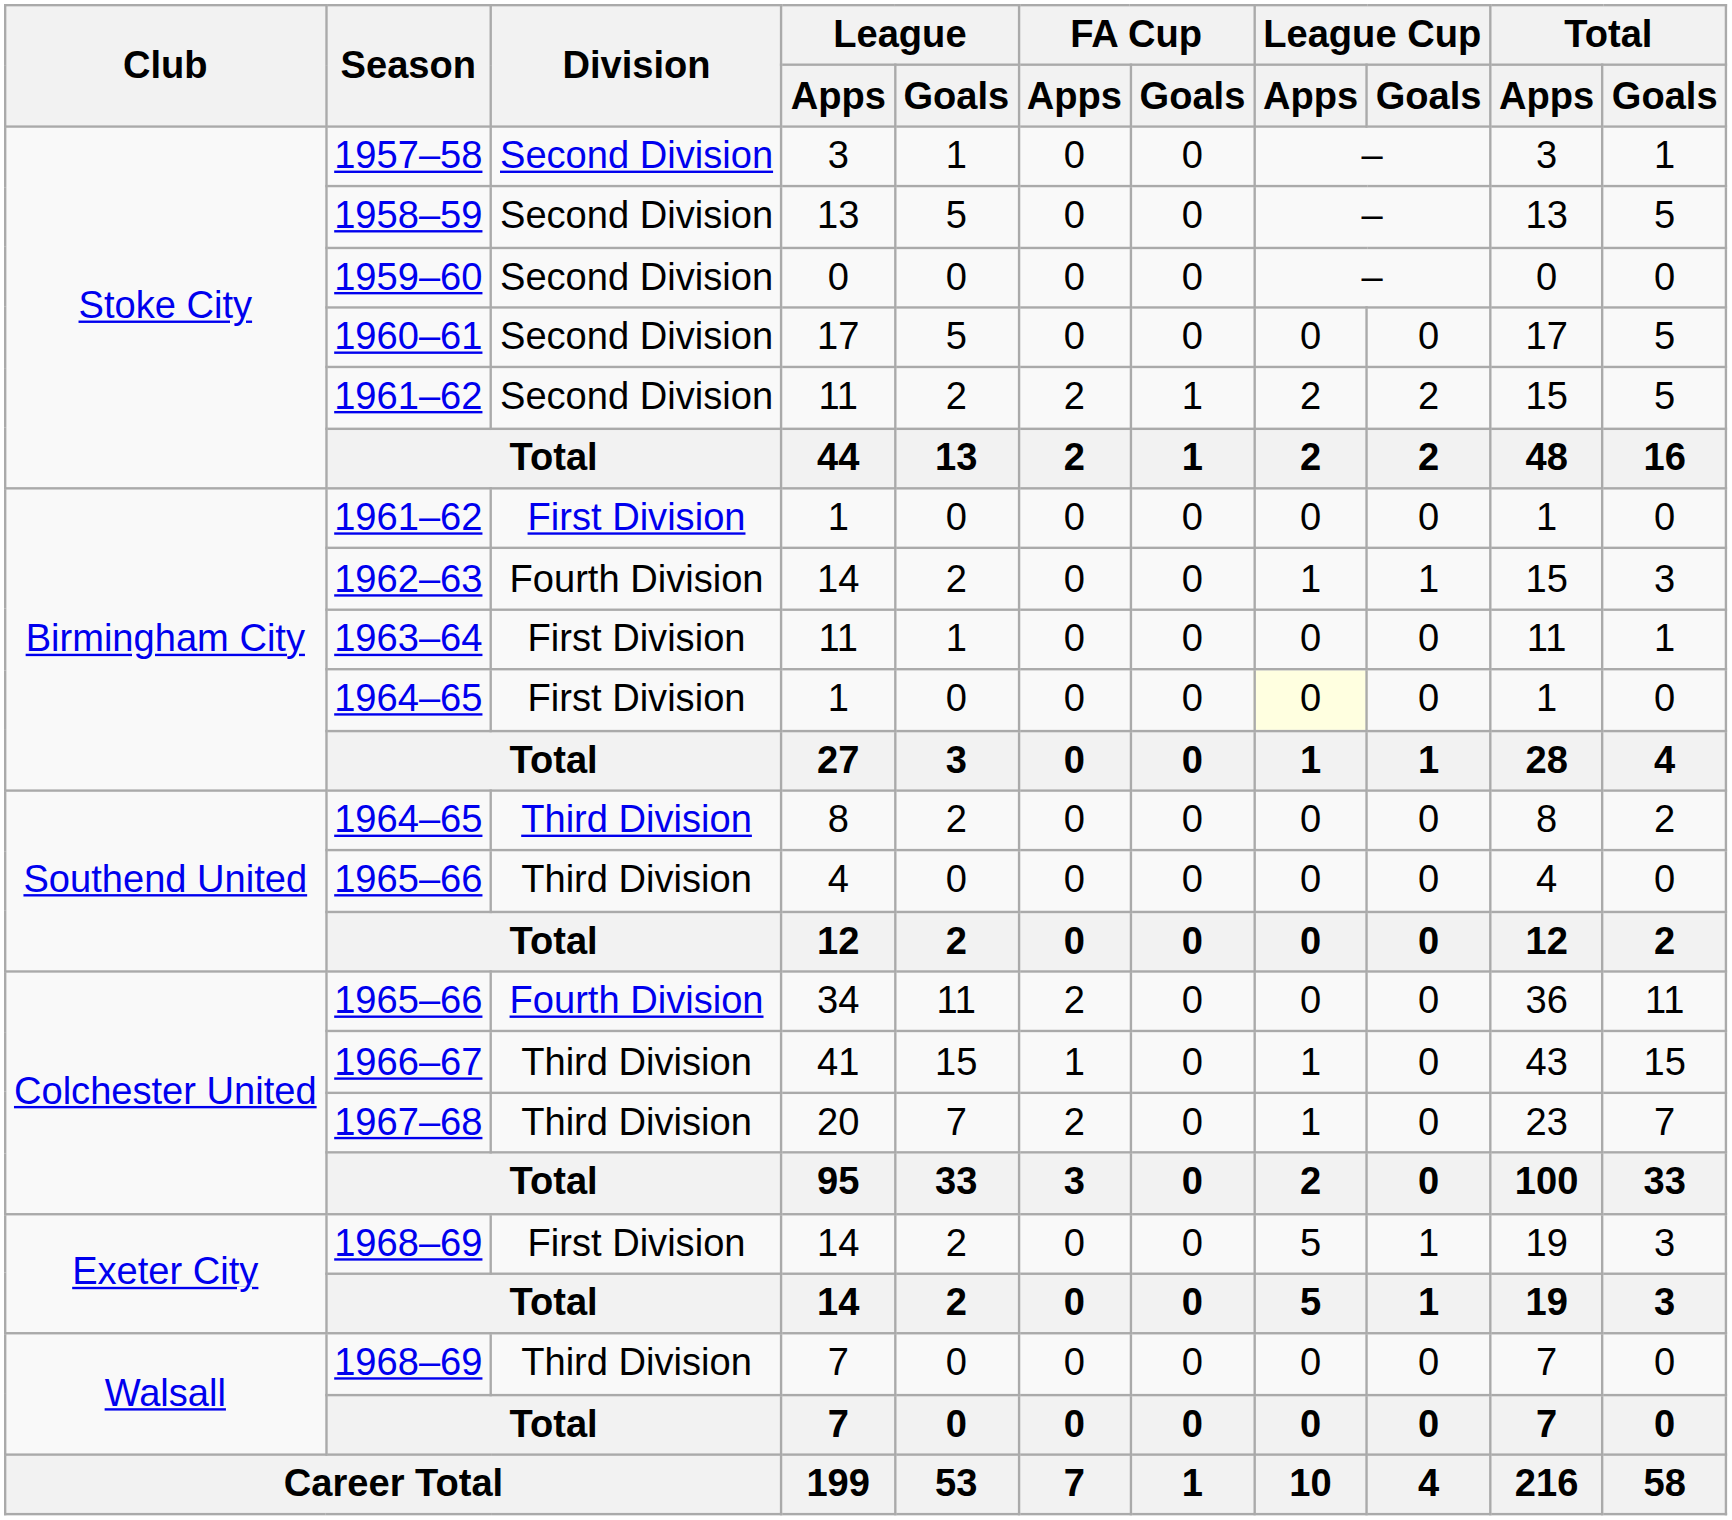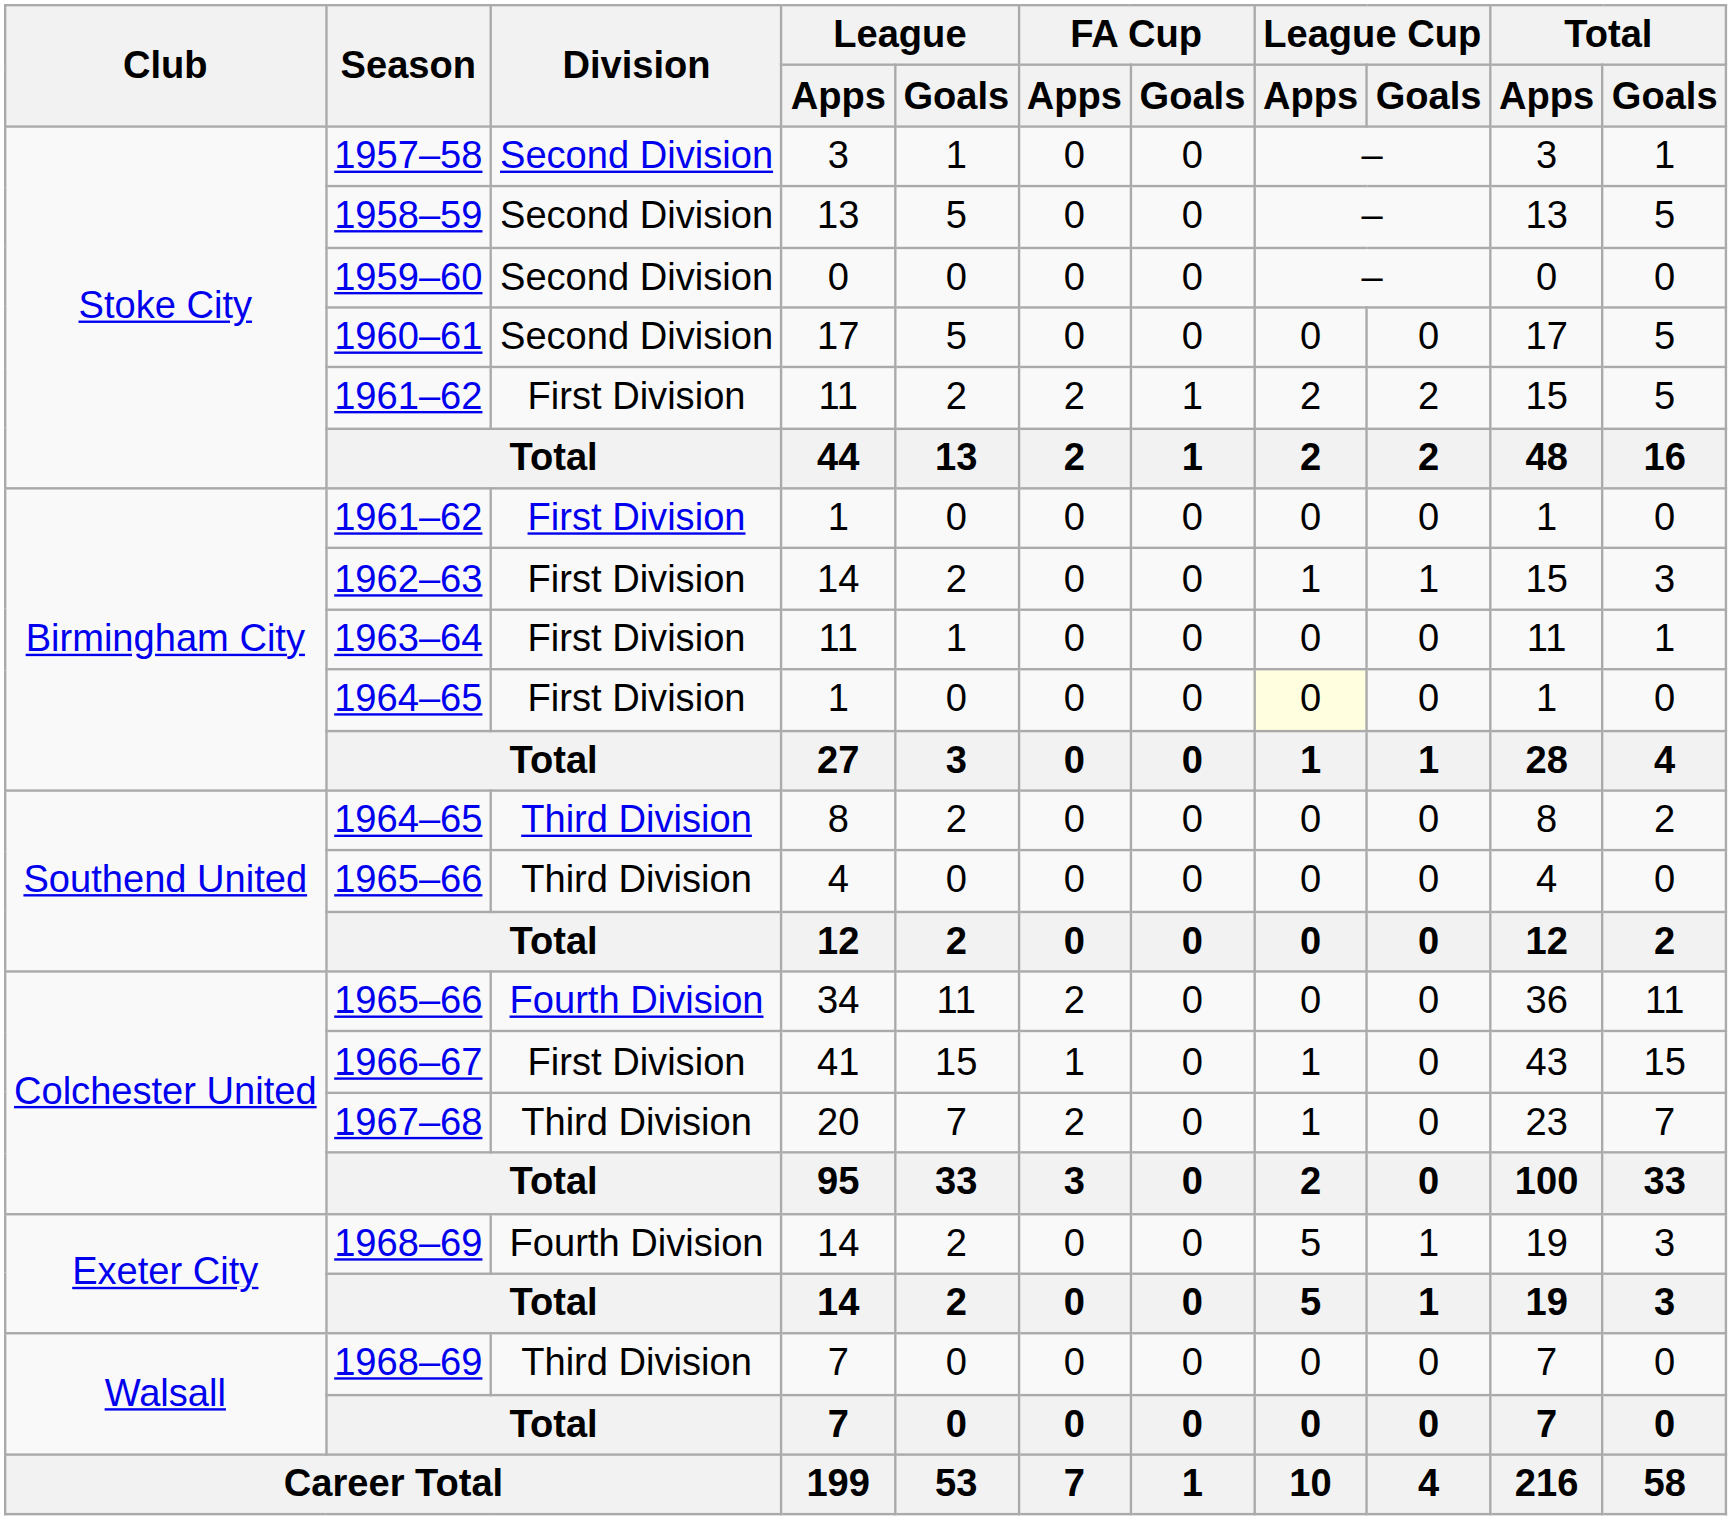(637, 397) Second Division -> (637, 397) First Division
(637, 578) Fourth Division -> (637, 578) First Division
(637, 1061) Third Division -> (637, 1061) First Division
(637, 1242) First Division -> (637, 1242) Fourth Division
